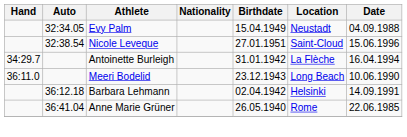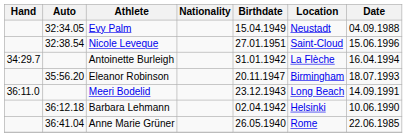+ row: (129, 76)
(374, 76) 10.06.1990 -> (374, 92) 14.09.1991
(374, 92) 14.09.1991 -> (374, 108) 10.06.1990
